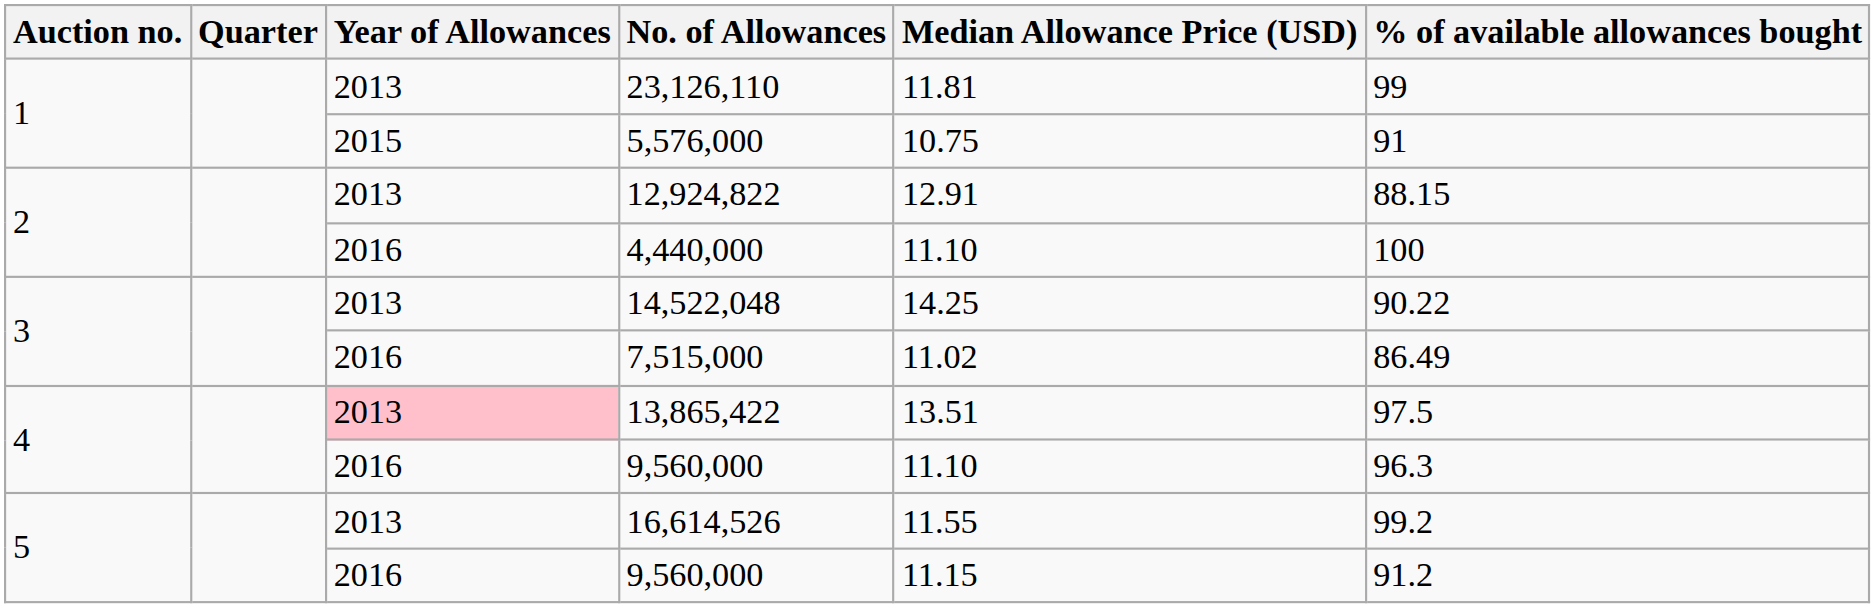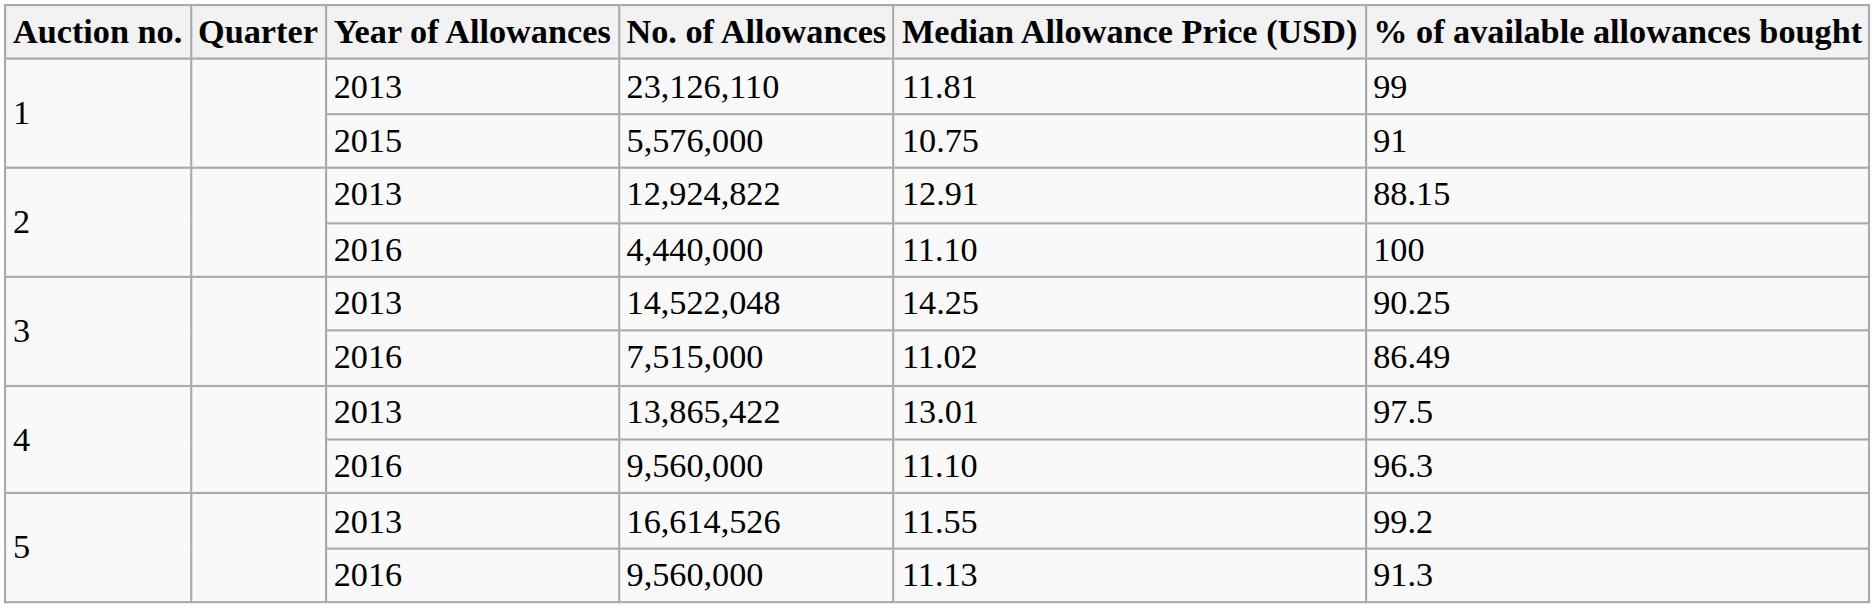(1412, 303) 90.22 -> (1412, 303) 90.25
(368, 411) pink background -> (368, 411) no background
(940, 411) 13.51 -> (940, 411) 13.01
(940, 574) 11.15 -> (940, 574) 11.13
(1403, 574) 91.2 -> (1403, 574) 91.3
